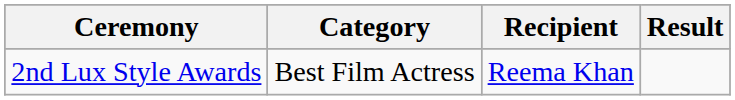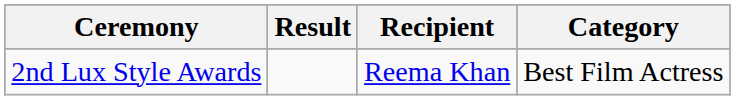columns swapped: (375, 26) <-> (685, 26)
